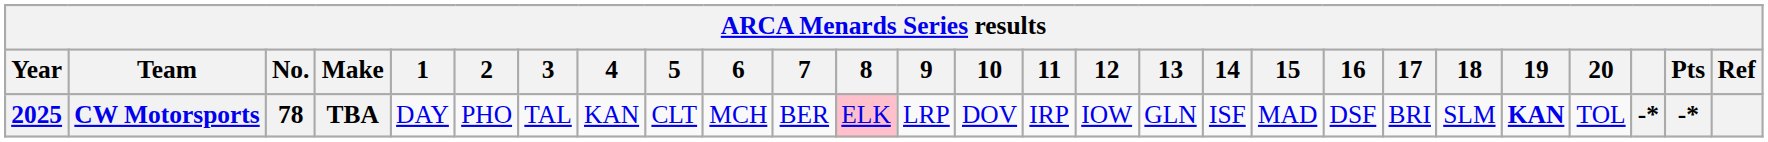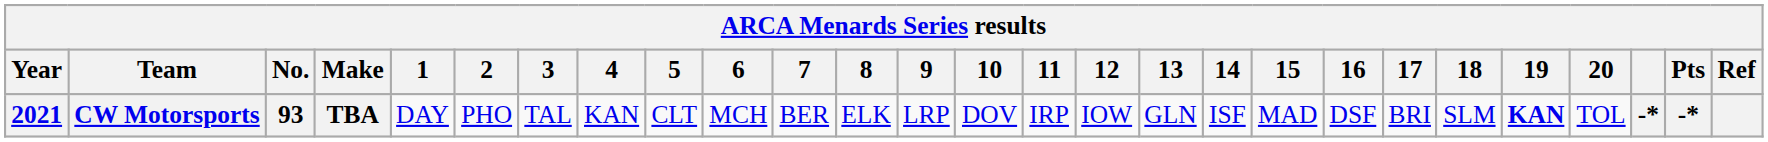(37, 114) 2025 -> (37, 114) 2021
(291, 114) 78 -> (291, 114) 93
(866, 114) pink background -> (866, 114) no background
